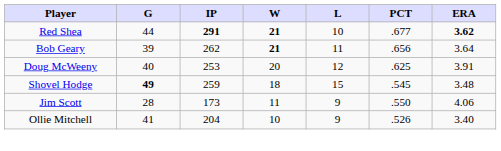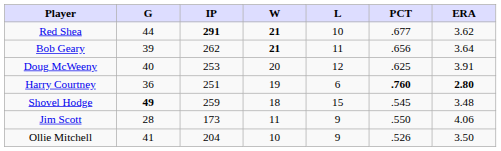(464, 31) bold -> (464, 31) normal
+ row: (60, 84)
(464, 119) 3.40 -> (464, 137) 3.50
